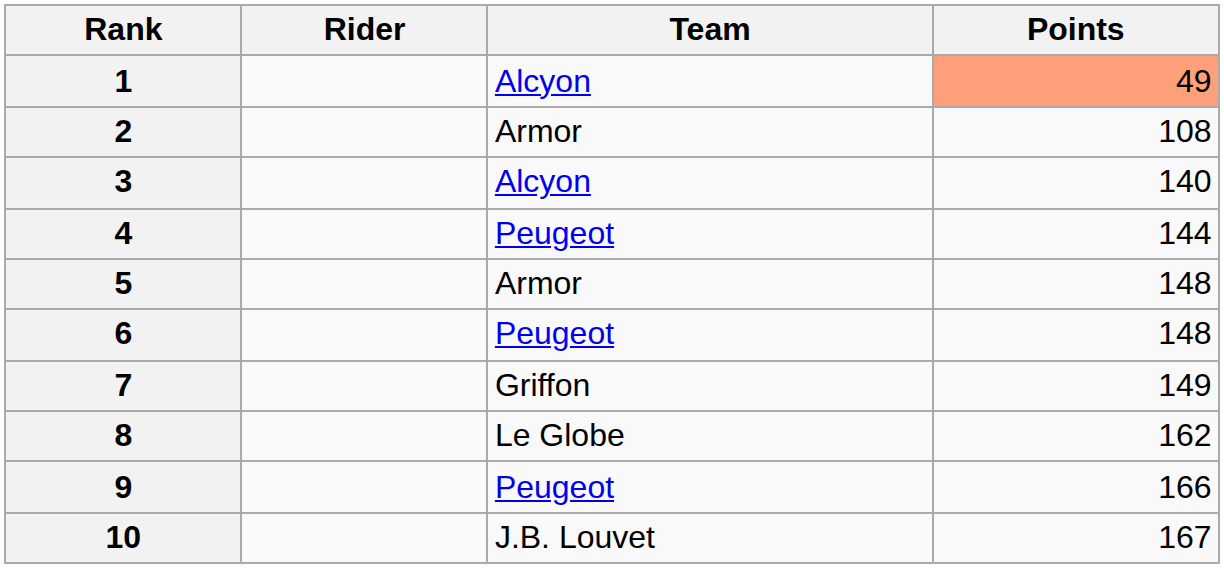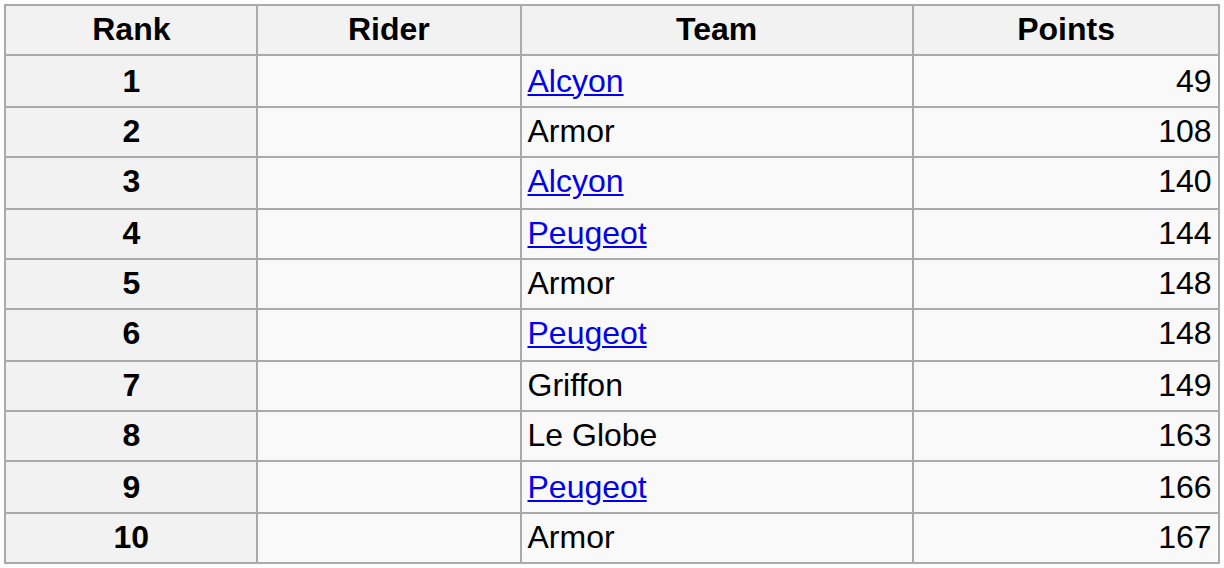(1194, 80) lightsalmon background -> (1194, 80) no background
(1185, 435) 162 -> (1185, 435) 163
(575, 537) J.B. Louvet -> (571, 537) Armor
